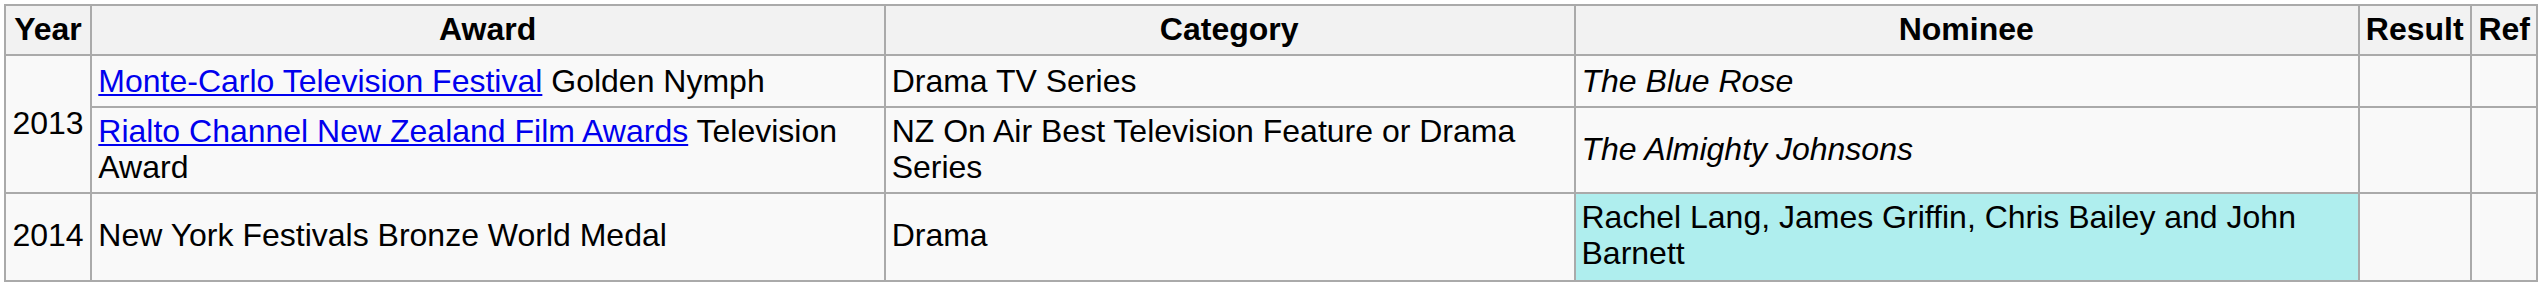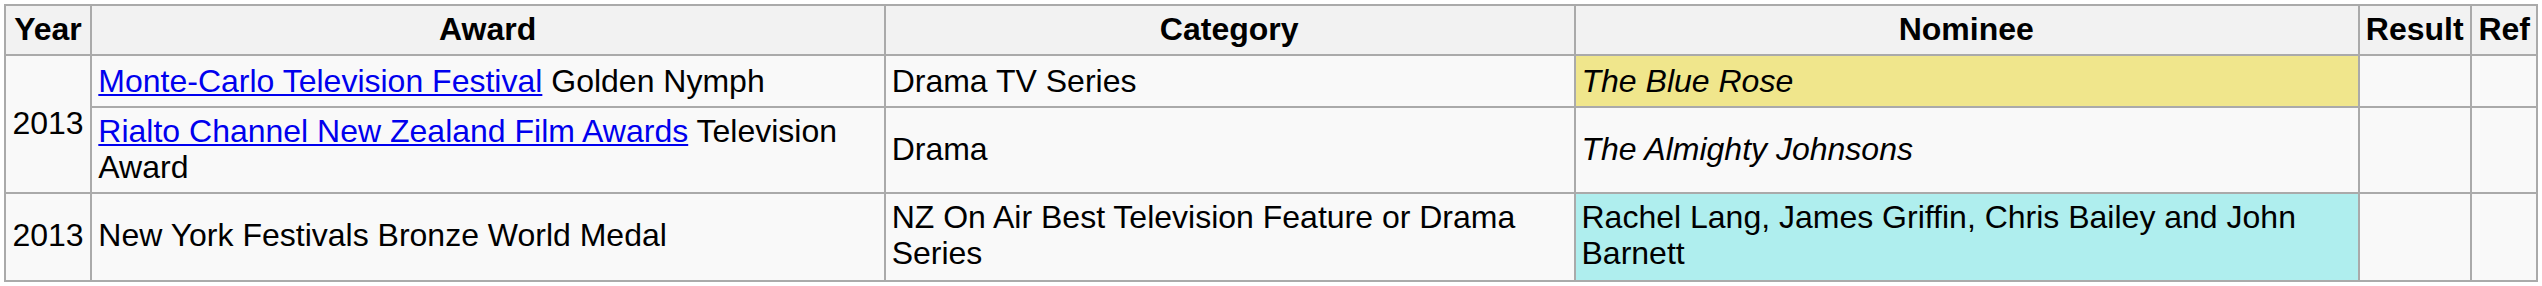(1687, 80) no background -> (1687, 80) khaki background
(1203, 149) NZ On Air Best Television Feature or Drama Series -> (940, 149) Drama
(48, 236) 2014 -> (48, 236) 2013
(940, 236) Drama -> (1203, 236) NZ On Air Best Television Feature or Drama Series
